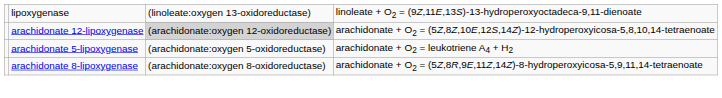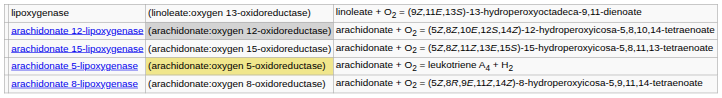+ row: (77, 48)
(237, 48) no background -> (237, 66) khaki background
